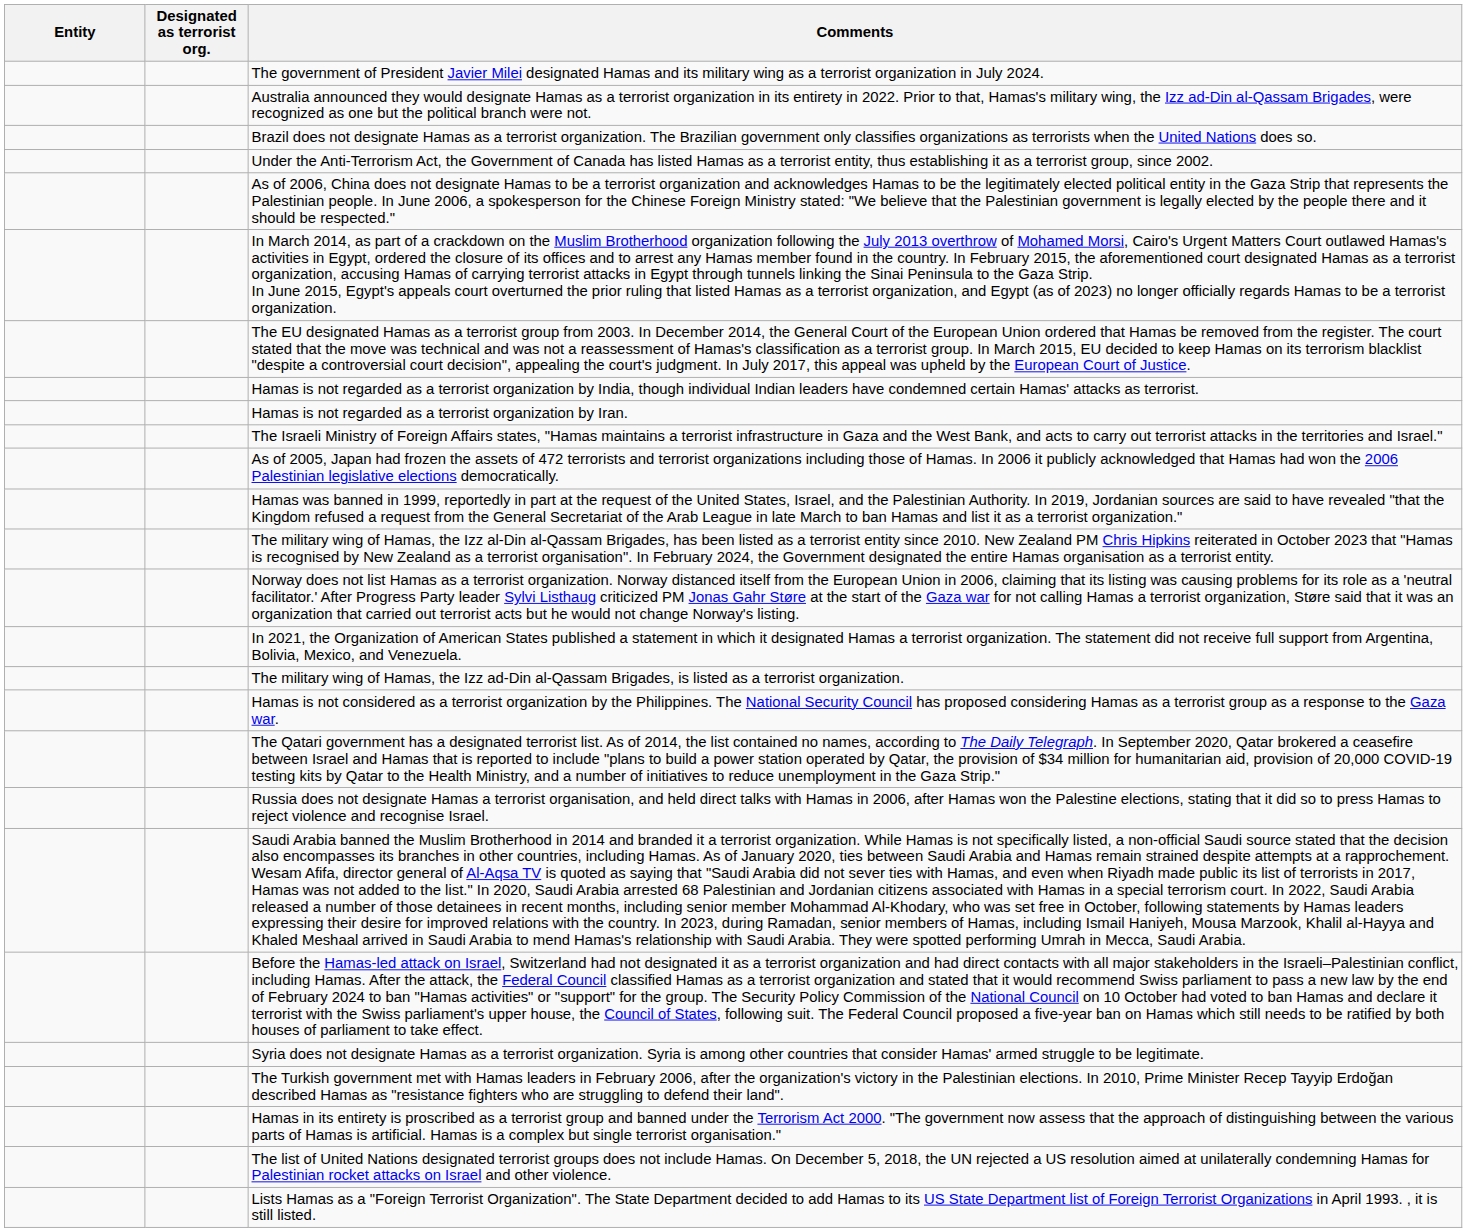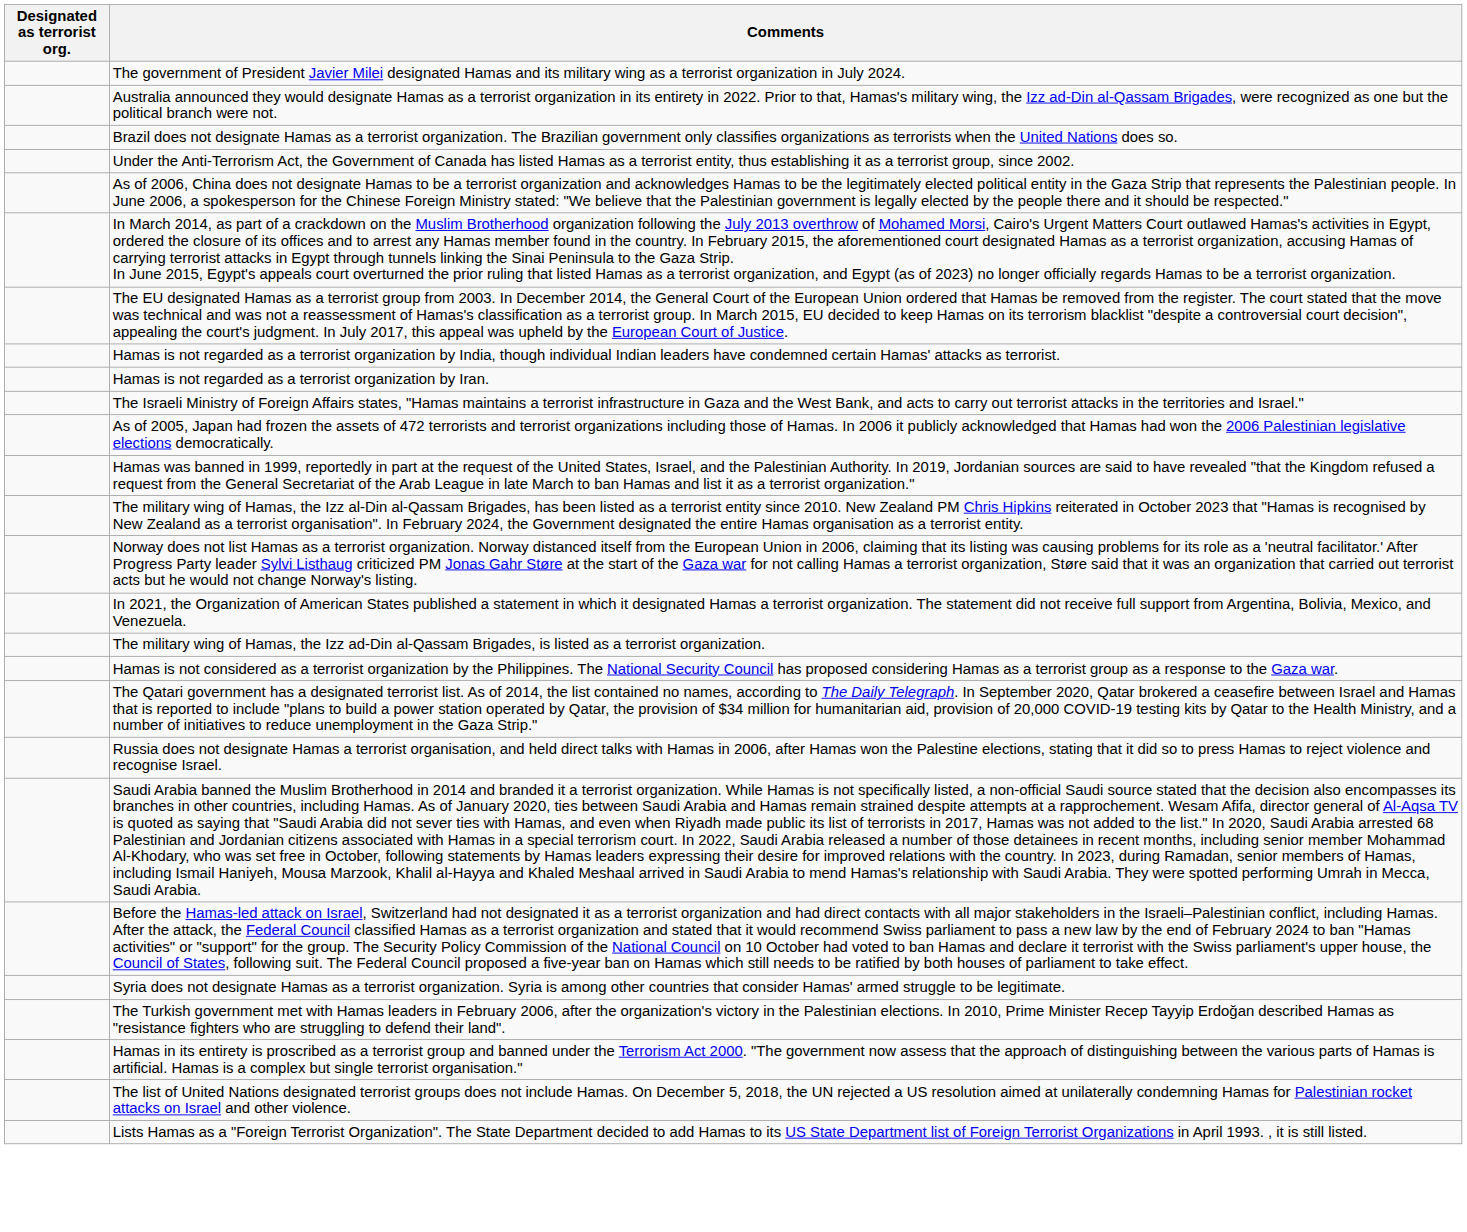- column: (75, 33)
